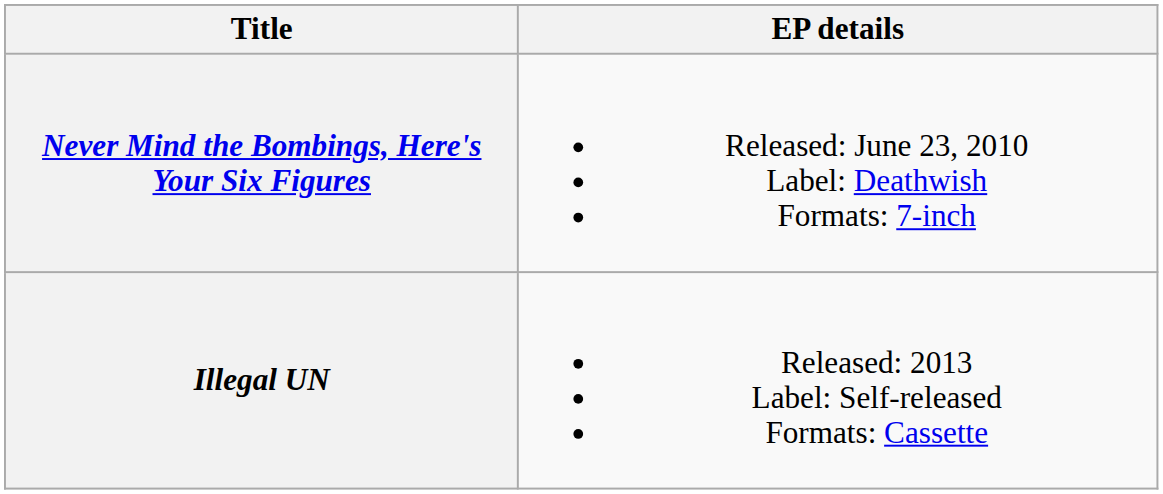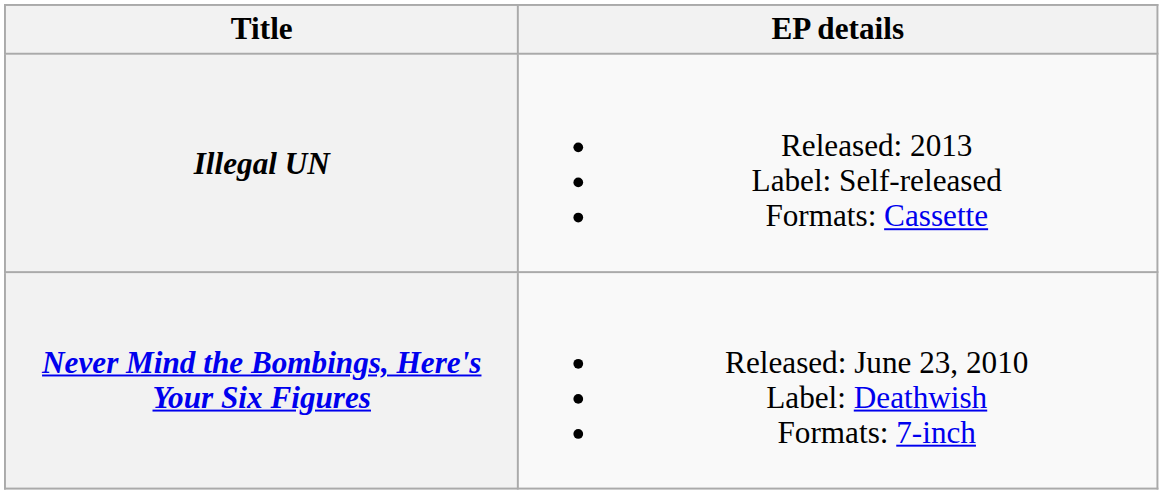rows swapped: (262, 162) <-> (262, 379)
